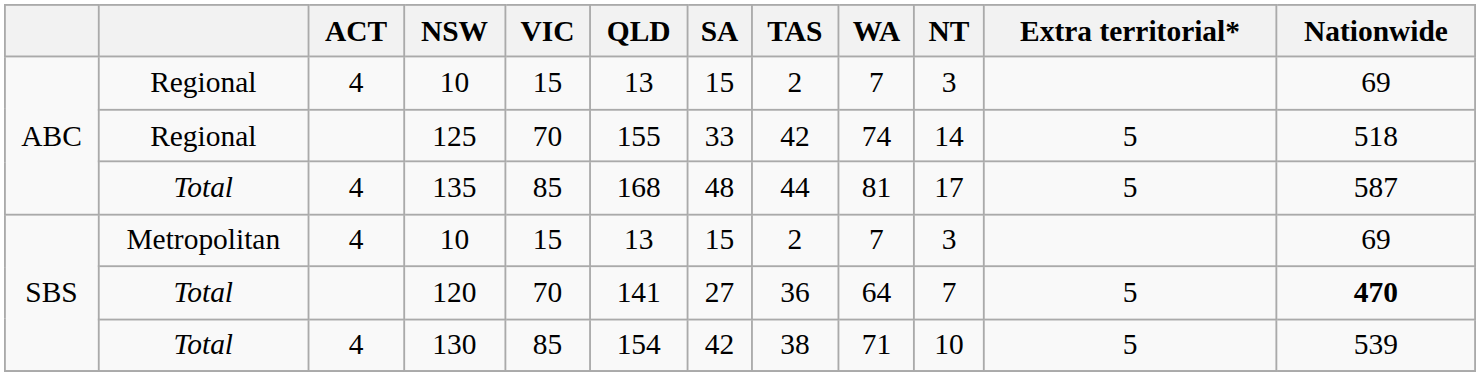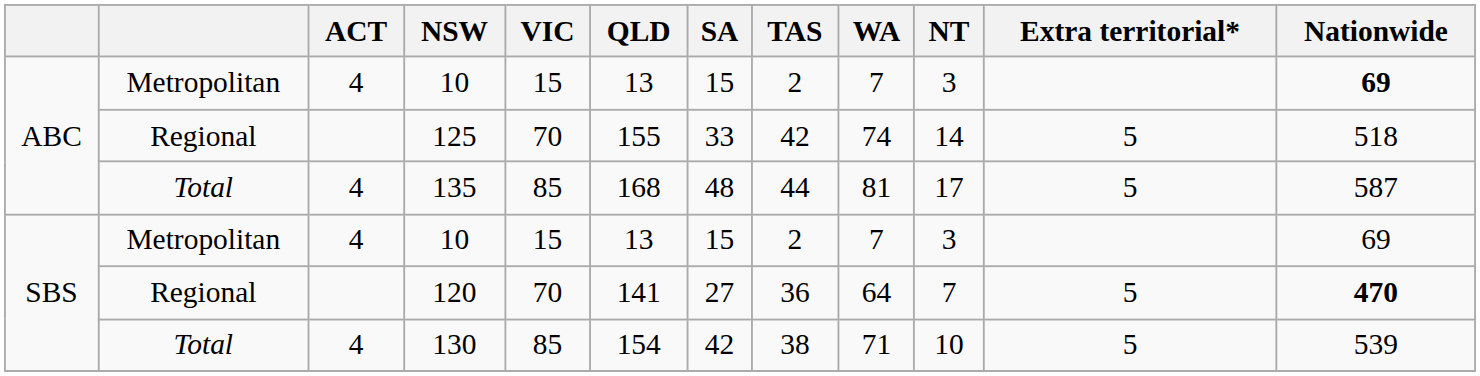(203, 82) Regional -> (203, 82) Metropolitan
(1376, 82) normal -> (1376, 82) bold
(203, 292) Total -> (203, 292) Regional
